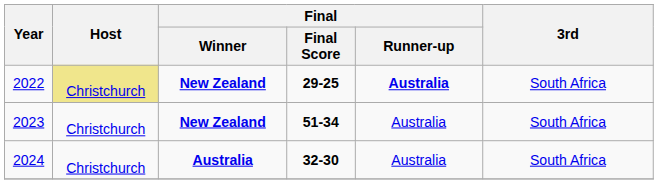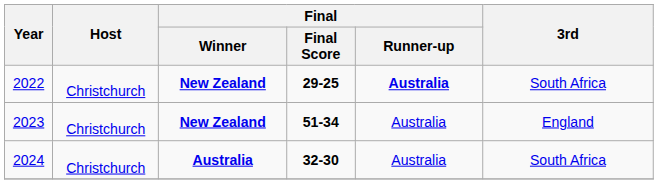(106, 92) khaki background -> (106, 92) no background
(568, 122) South Africa -> (568, 122) England
